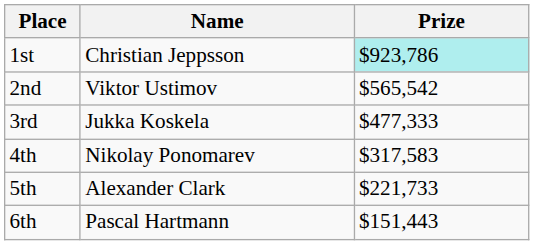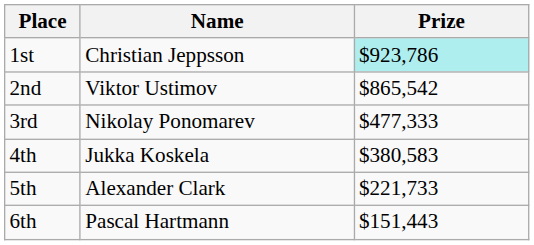(399, 88) $565,542 -> (399, 88) $865,542
(147, 121) Jukka Koskela -> (170, 121) Nikolay Ponomarev
(170, 155) Nikolay Ponomarev -> (147, 155) Jukka Koskela
(399, 155) $317,583 -> (399, 155) $380,583
